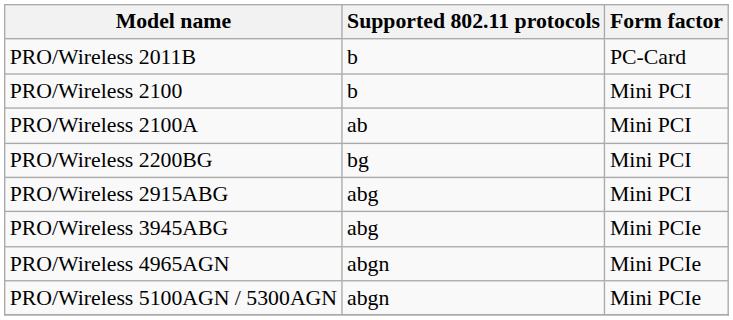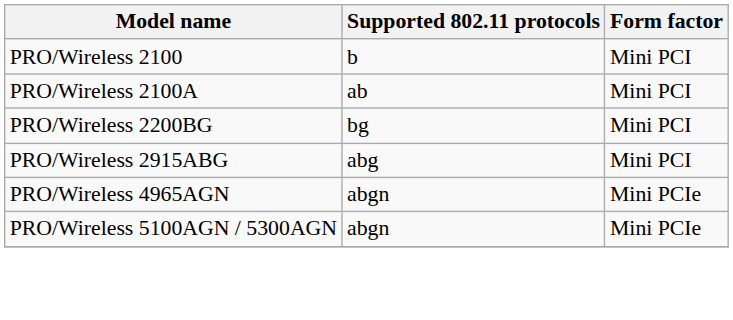- row: (103, 56)
- row: (119, 228)
